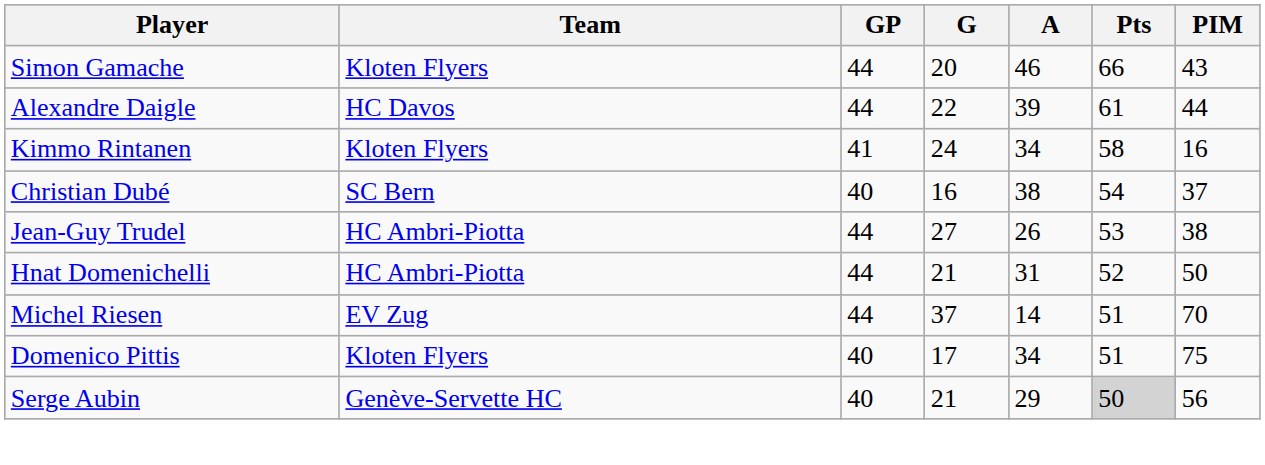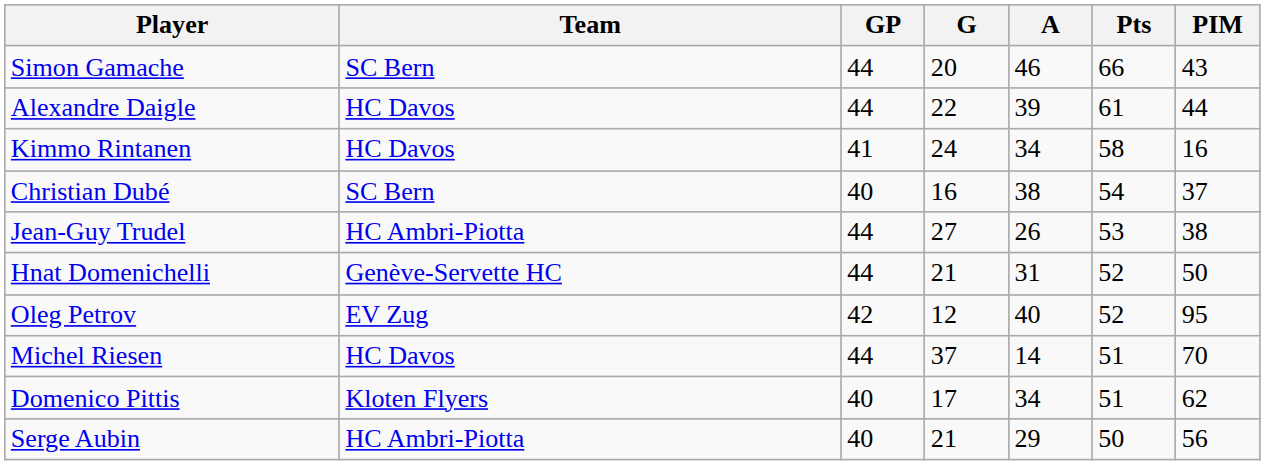(417, 66) Kloten Flyers -> (390, 66) SC Bern
(417, 149) Kloten Flyers -> (400, 149) HC Davos
(435, 273) HC Ambri-Piotta -> (454, 273) Genève-Servette HC
+ row: (73, 314)
(387, 314) EV Zug -> (400, 356) HC Davos
(1195, 356) 75 -> (1195, 397) 62
(454, 397) Genève-Servette HC -> (435, 438) HC Ambri-Piotta
(1111, 397) lightgrey background -> (1111, 438) no background
